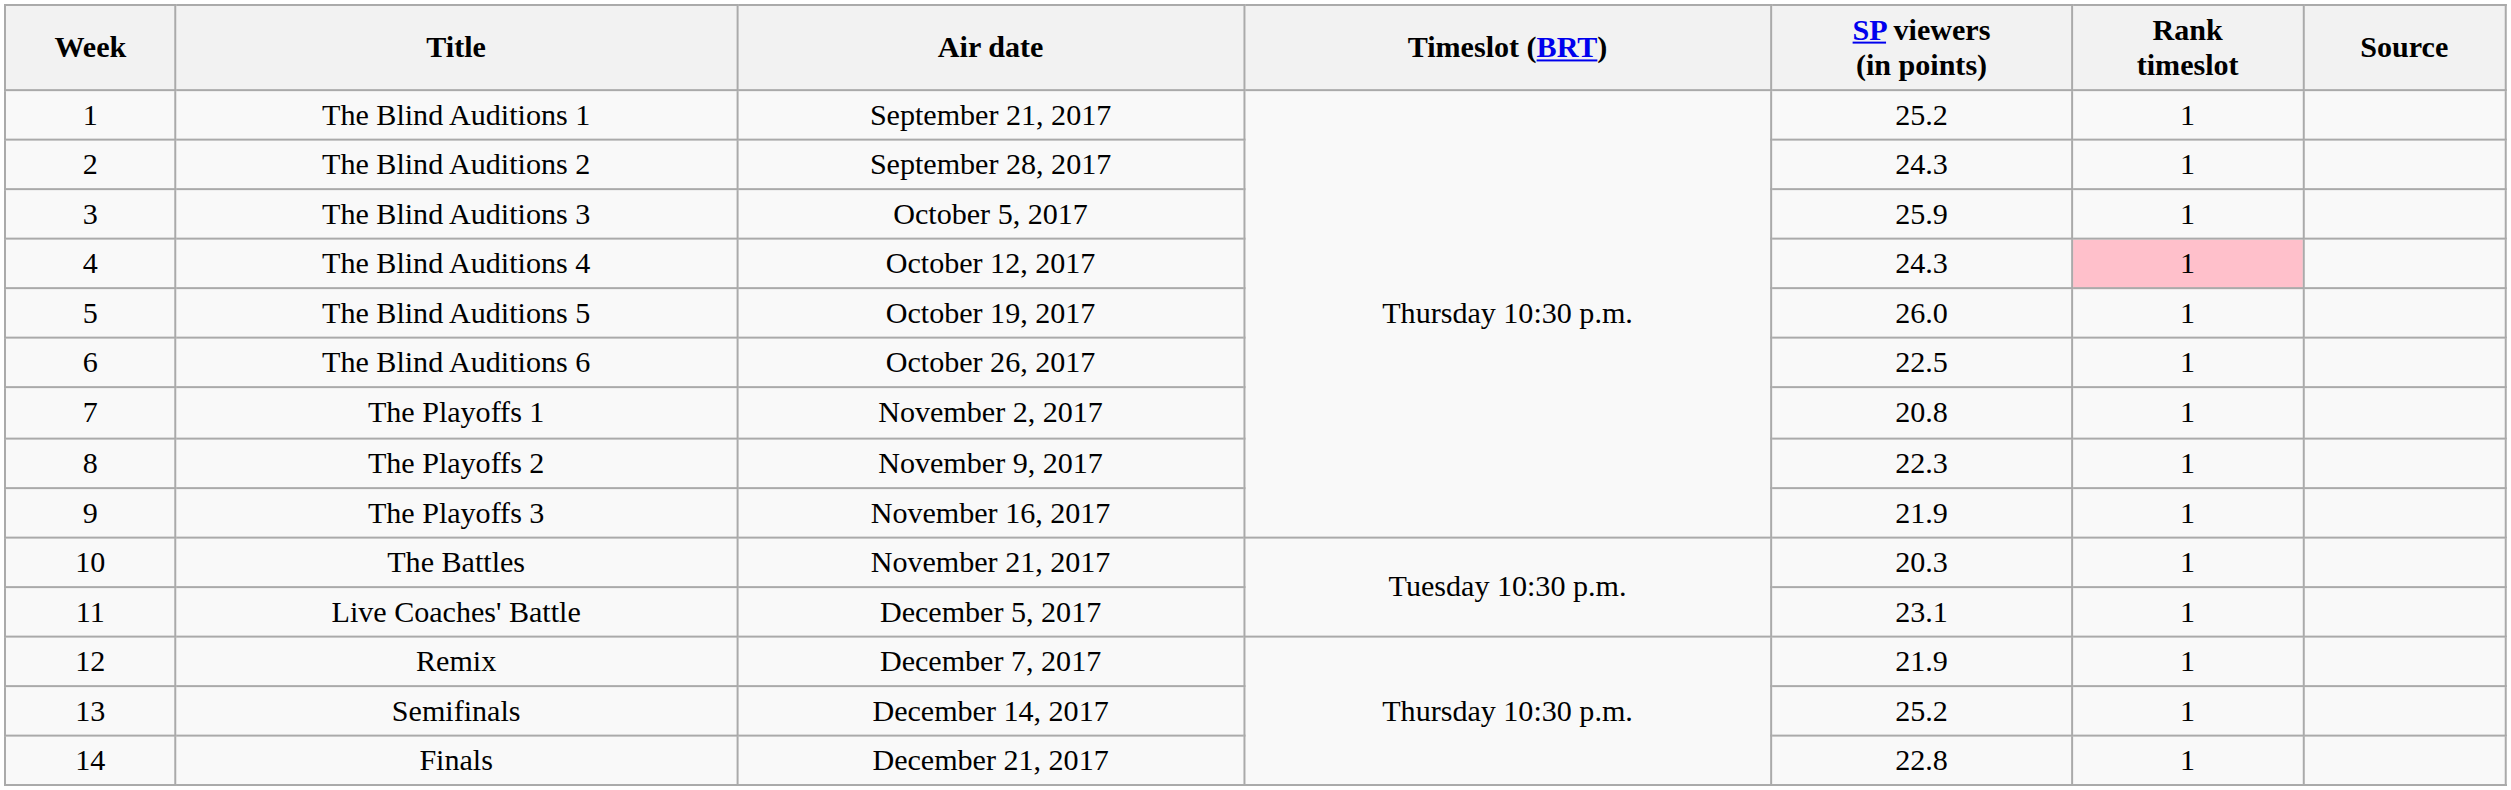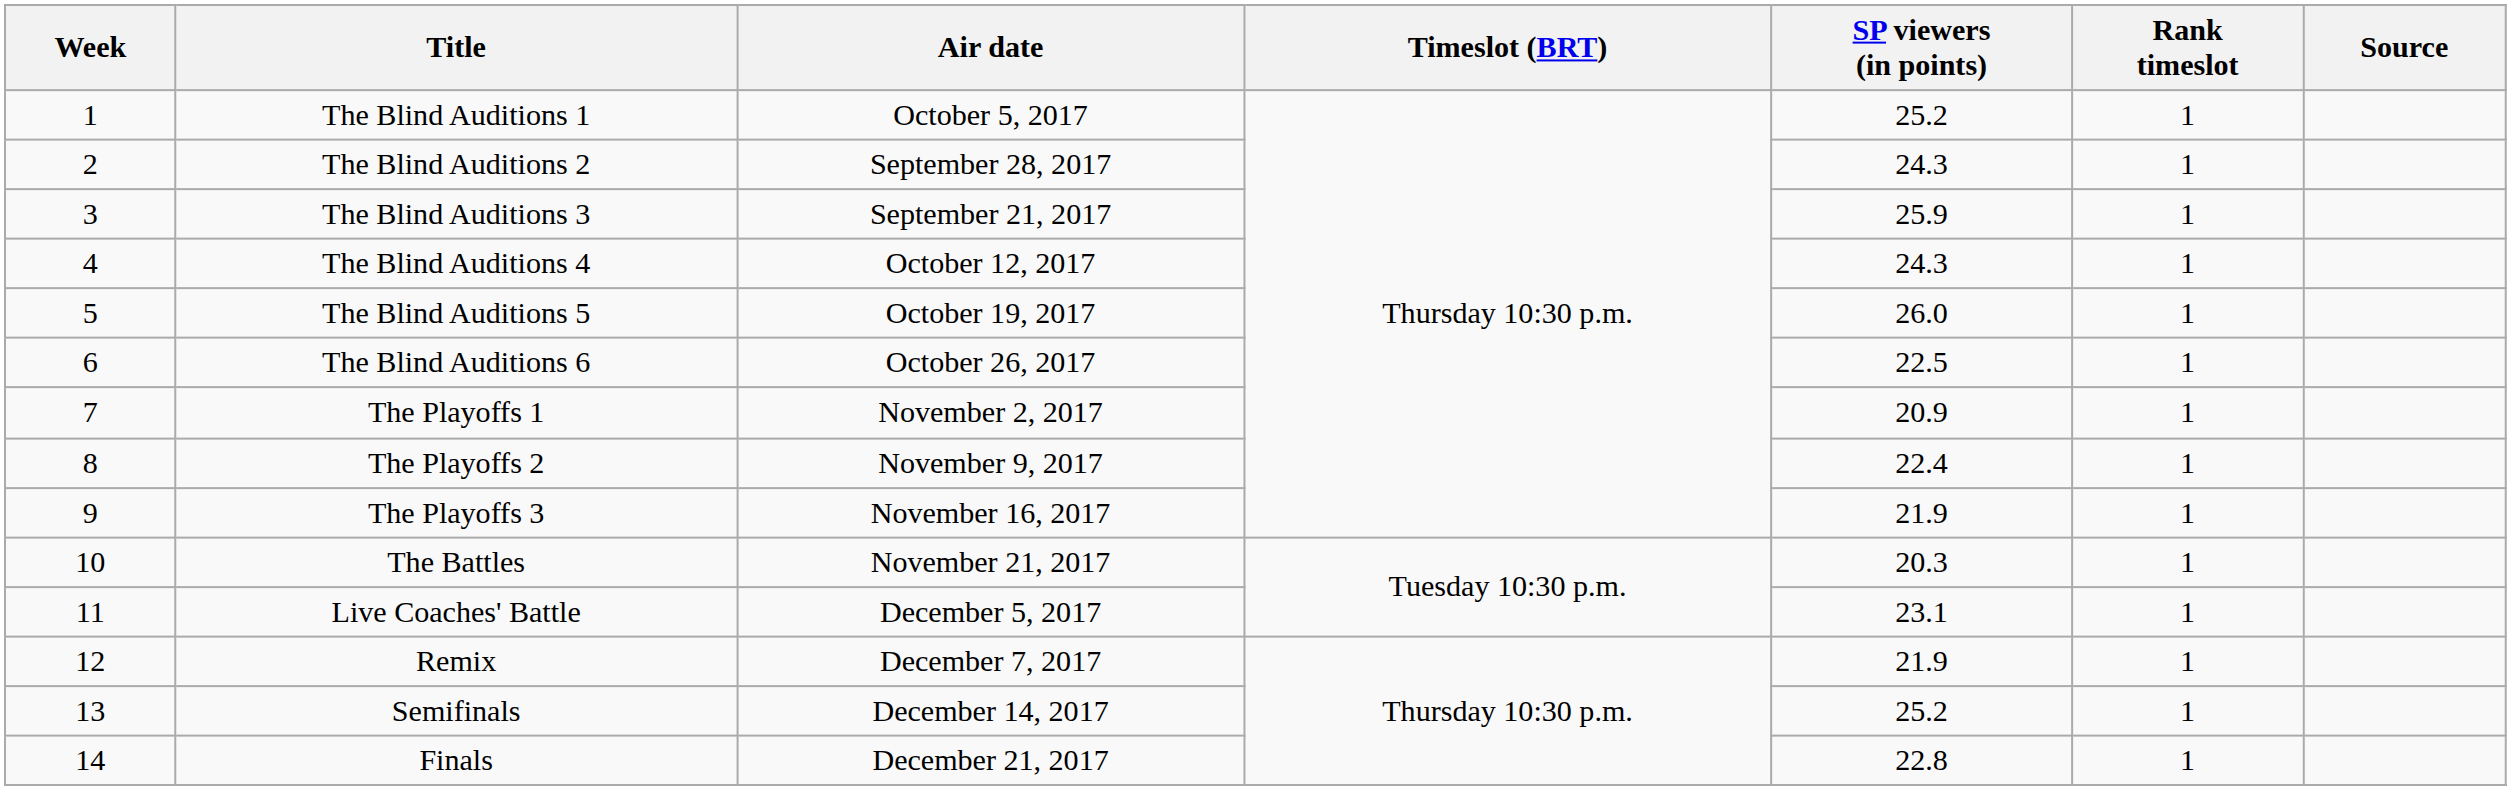(991, 114) September 21, 2017 -> (991, 114) October 5, 2017
(991, 214) October 5, 2017 -> (991, 214) September 21, 2017
(2188, 263) pink background -> (2188, 263) no background
(1922, 412) 20.8 -> (1922, 412) 20.9
(1922, 462) 22.3 -> (1922, 462) 22.4
